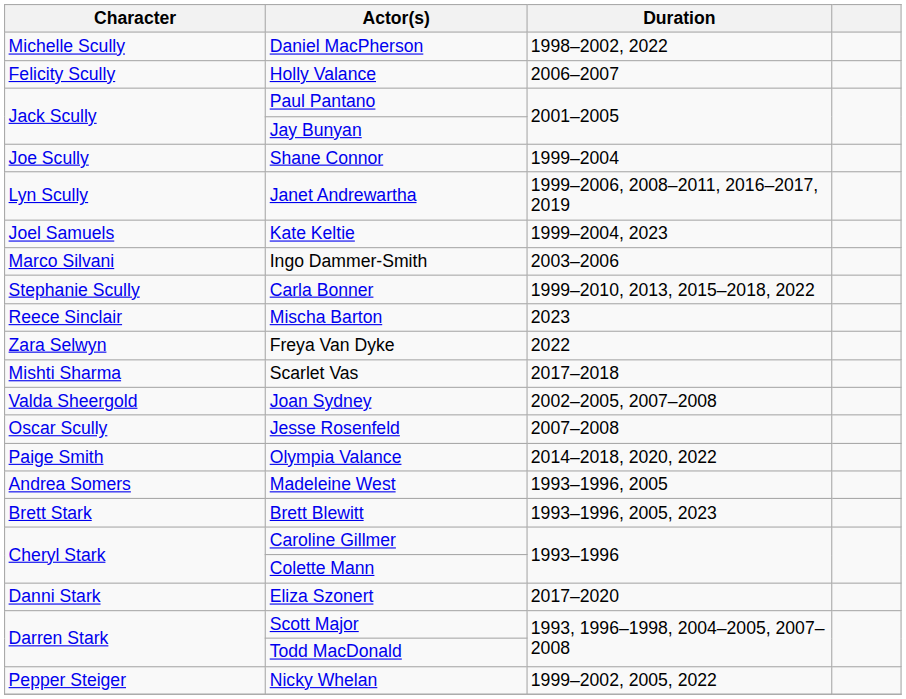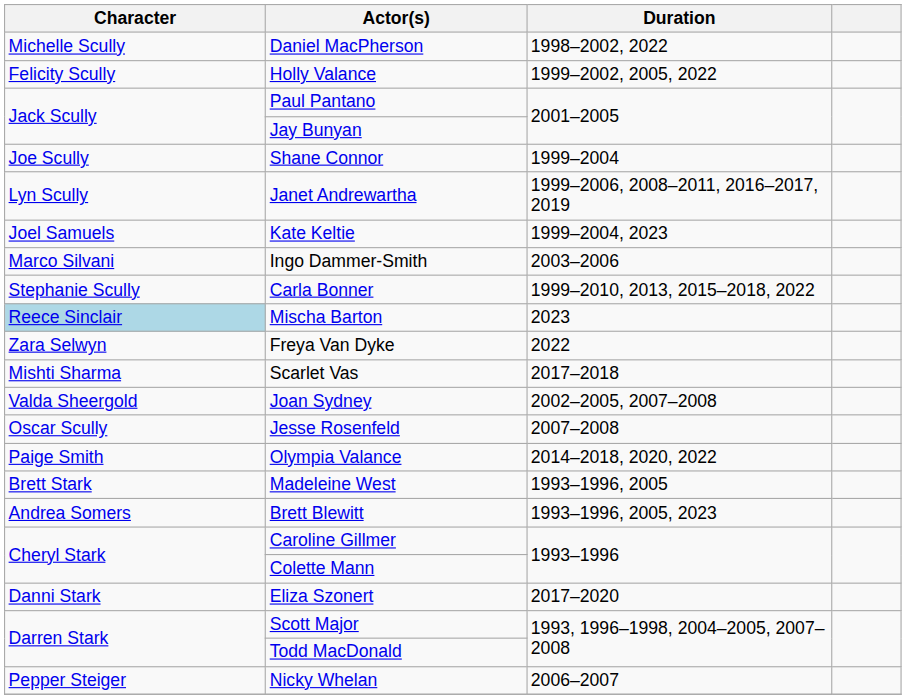(575, 74) 2006–2007 -> (624, 74) 1999–2002, 2005, 2022
(65, 317) no background -> (65, 317) lightblue background
(70, 484) Andrea Somers -> (50, 484) Brett Stark
(50, 512) Brett Stark -> (70, 512) Andrea Somers
(624, 680) 1999–2002, 2005, 2022 -> (575, 680) 2006–2007
